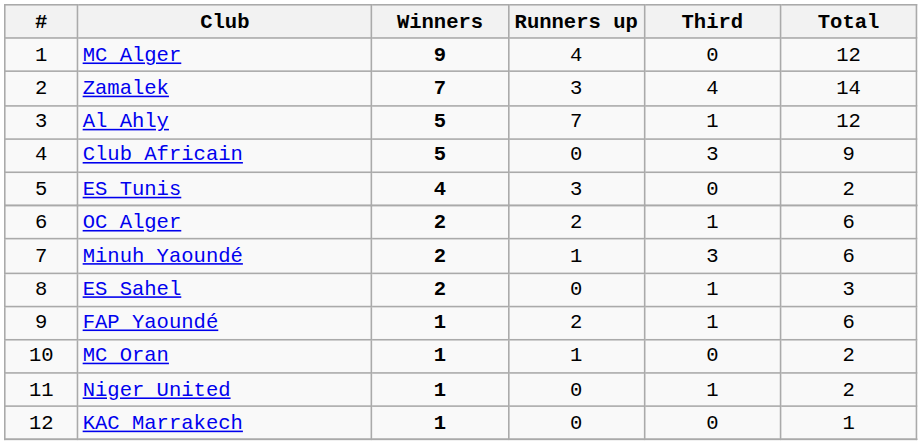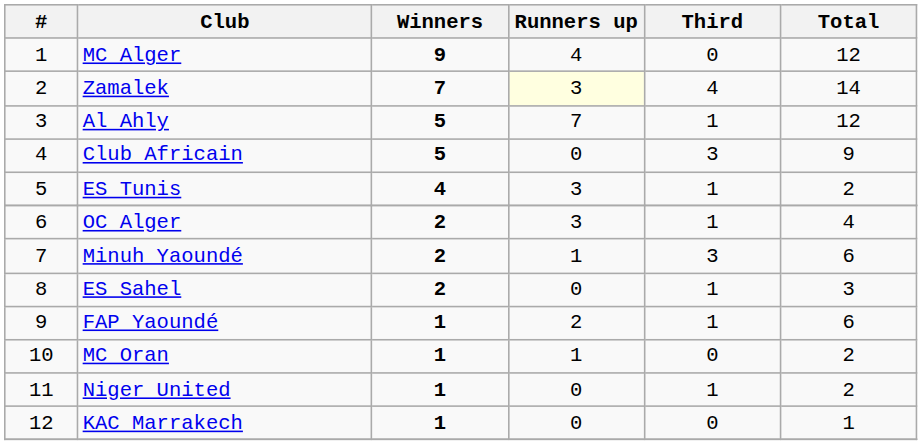(576, 88) no background -> (576, 88) lightyellow background
(712, 189) 0 -> (712, 189) 1
(576, 222) 2 -> (576, 222) 3
(849, 222) 6 -> (849, 222) 4
